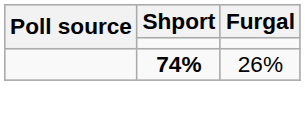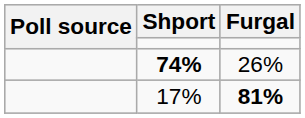+ row: (179, 97)
